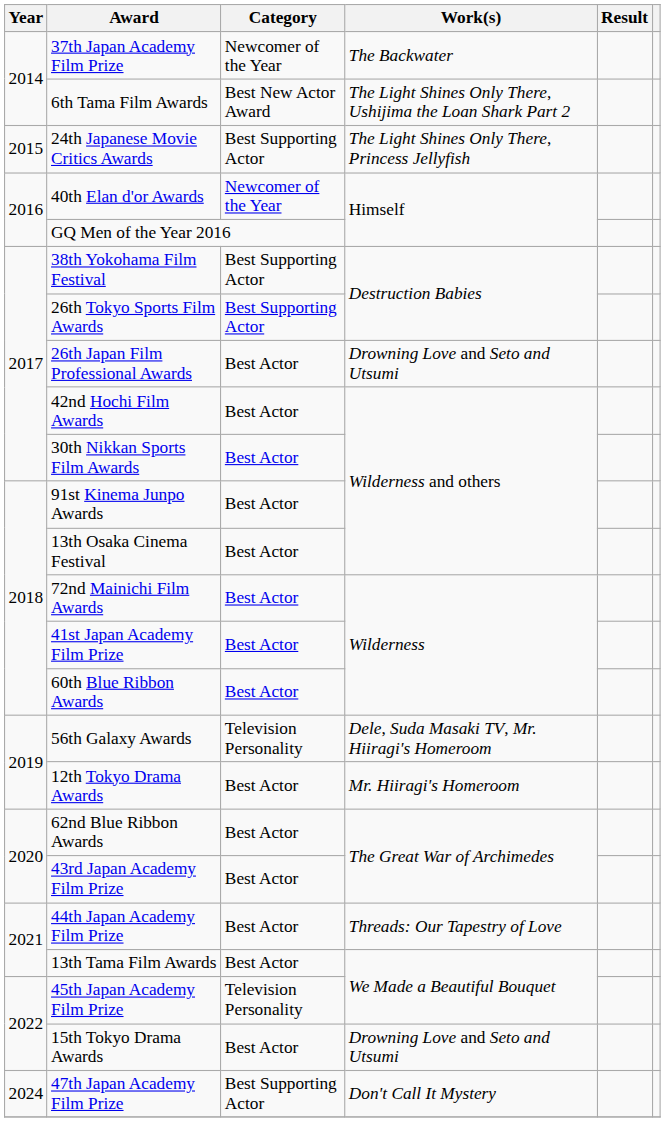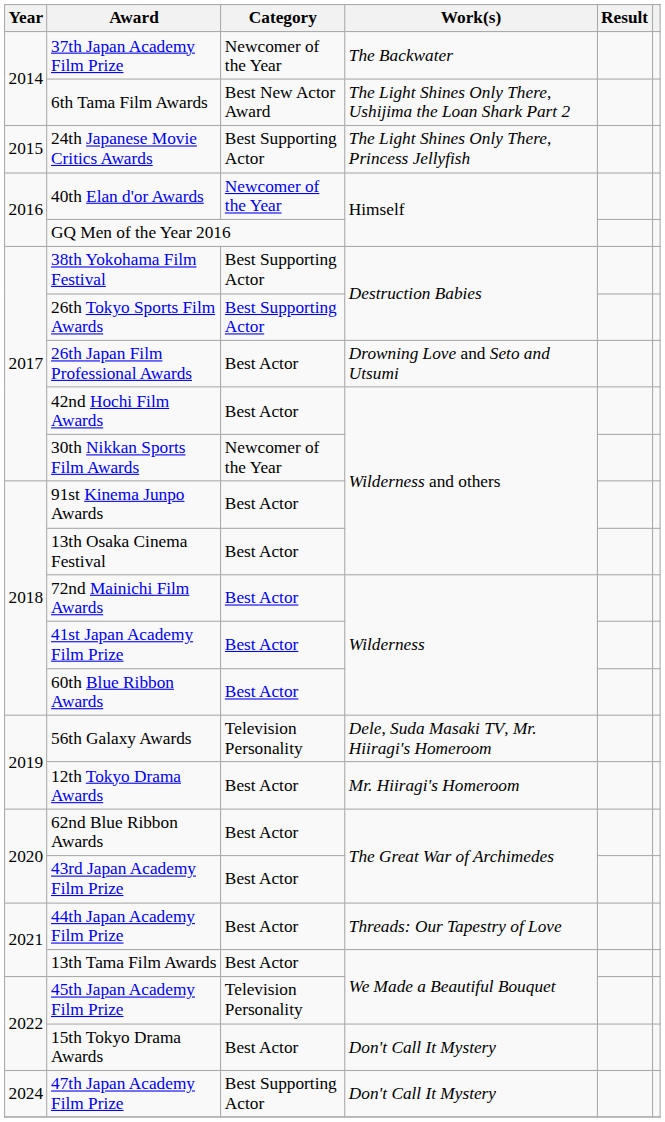(262, 457) Best Actor -> (272, 457) Newcomer of the Year
(449, 1047) Drowning Love and Seto and Utsumi -> (422, 1047) Don't Call It Mystery
